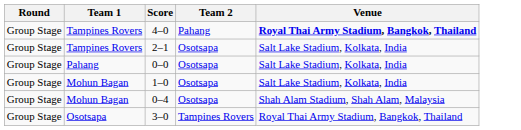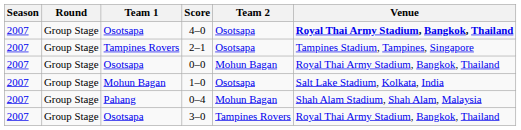+ column: (23, 13)
(104, 30) Tampines Rovers -> (124, 30) Osotsapa
(194, 30) Pahang -> (235, 30) Osotsapa
(333, 47) Salt Lake Stadium, Kolkata, India -> (385, 47) Tampines Stadium, Tampines, Singapore
(83, 64) Pahang -> (124, 64) Osotsapa
(198, 64) Osotsapa -> (246, 64) Mohun Bagan
(333, 64) Salt Lake Stadium, Kolkata, India -> (398, 64) Royal Thai Army Stadium, Bangkok, Thailand
(98, 99) Mohun Bagan -> (120, 99) Pahang
(198, 99) Osotsapa -> (246, 99) Mohun Bagan
